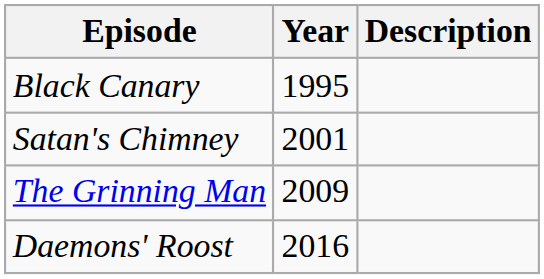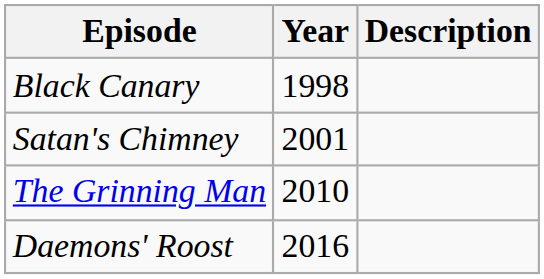(315, 84) 1995 -> (315, 84) 1998
(315, 191) 2009 -> (315, 191) 2010
